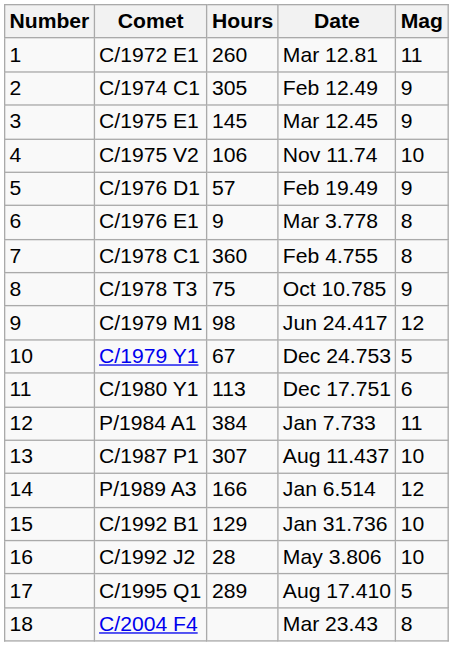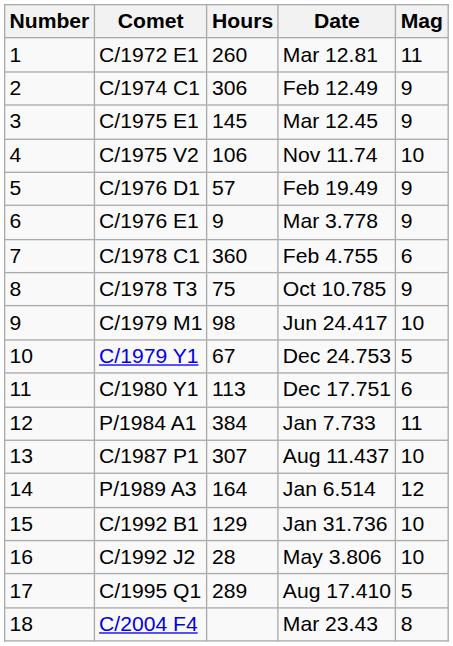(230, 88) 305 -> (230, 88) 306
(407, 222) 8 -> (407, 222) 9
(407, 255) 8 -> (407, 255) 6
(412, 322) 12 -> (412, 322) 10
(230, 490) 166 -> (230, 490) 164
